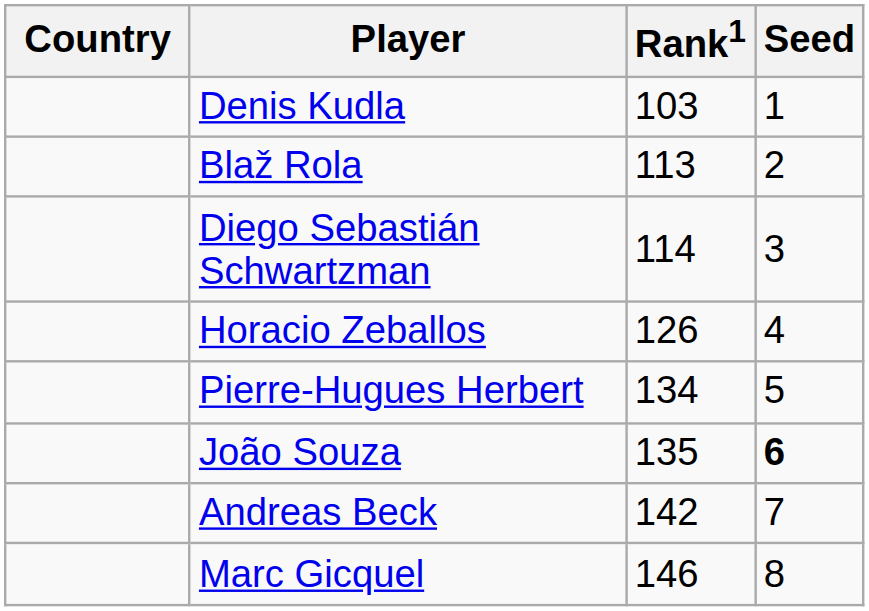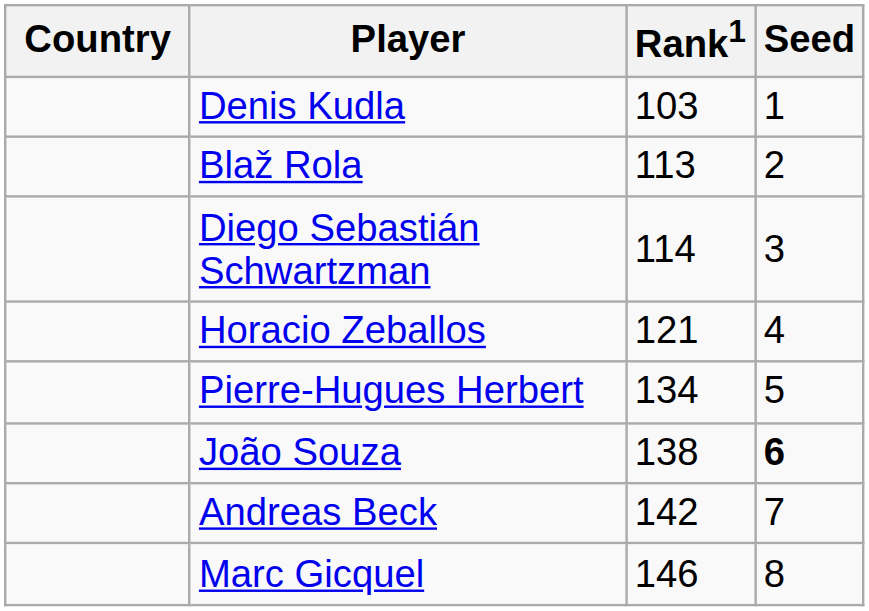(667, 330) 126 -> (667, 330) 121
(667, 452) 135 -> (667, 452) 138
